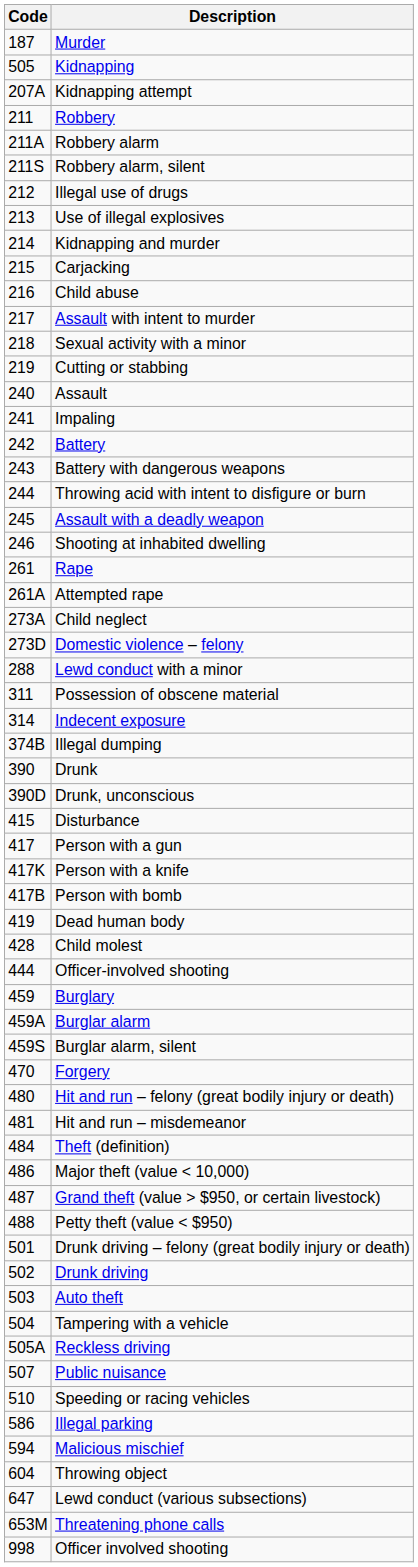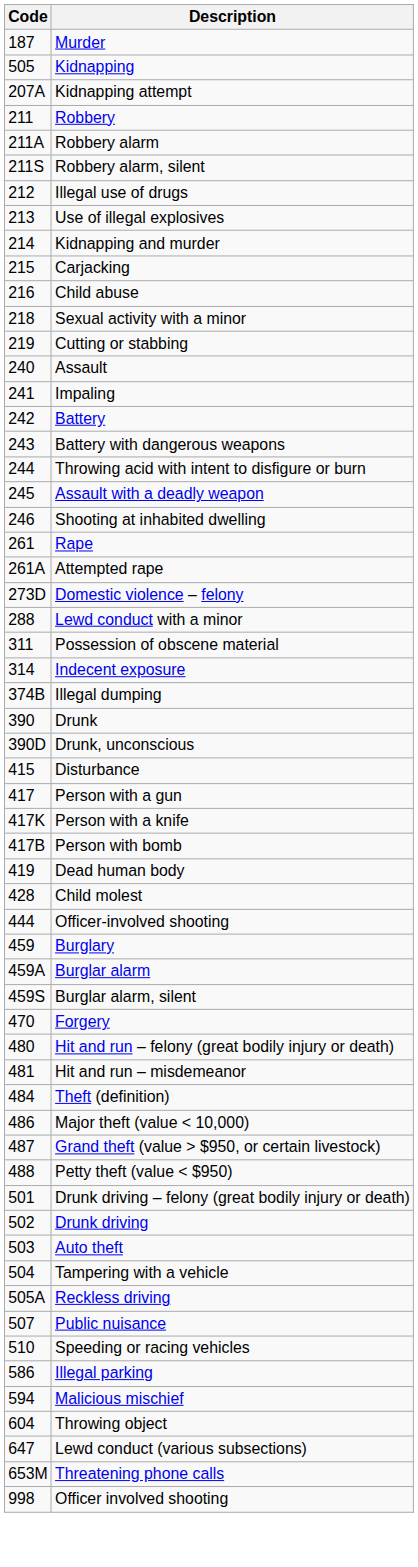- row: (155, 318)
- row: (101, 619)
